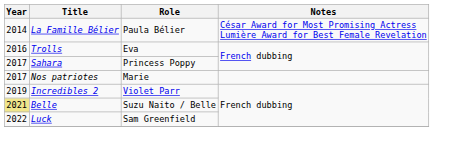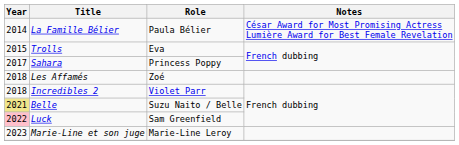(17, 49) 2016 -> (17, 49) 2015
- row: (65, 77)
+ row: (60, 77)
(17, 91) 2019 -> (17, 91) 2018
(17, 119) no background -> (17, 119) pink background
+ row: (88, 133)
